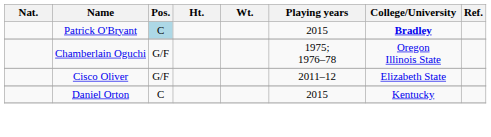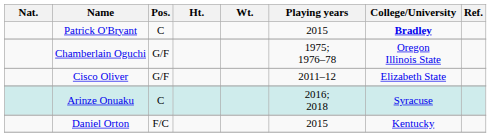(161, 30) lightblue background -> (161, 30) no background
+ row: (101, 100)
(161, 94) C -> (161, 123) F/C
